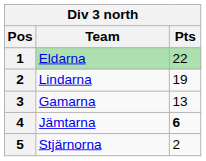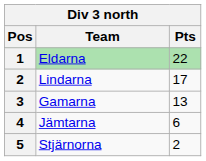(180, 79) 19 -> (180, 79) 17
(176, 123) bold -> (176, 123) normal
